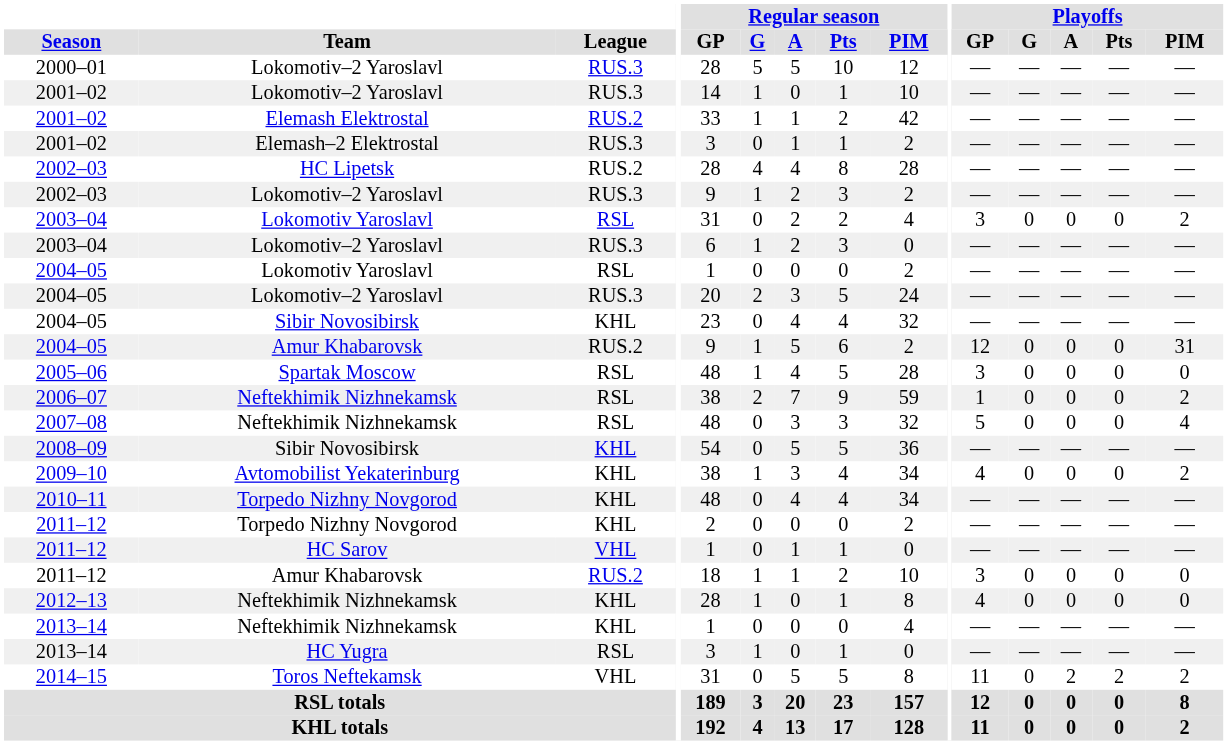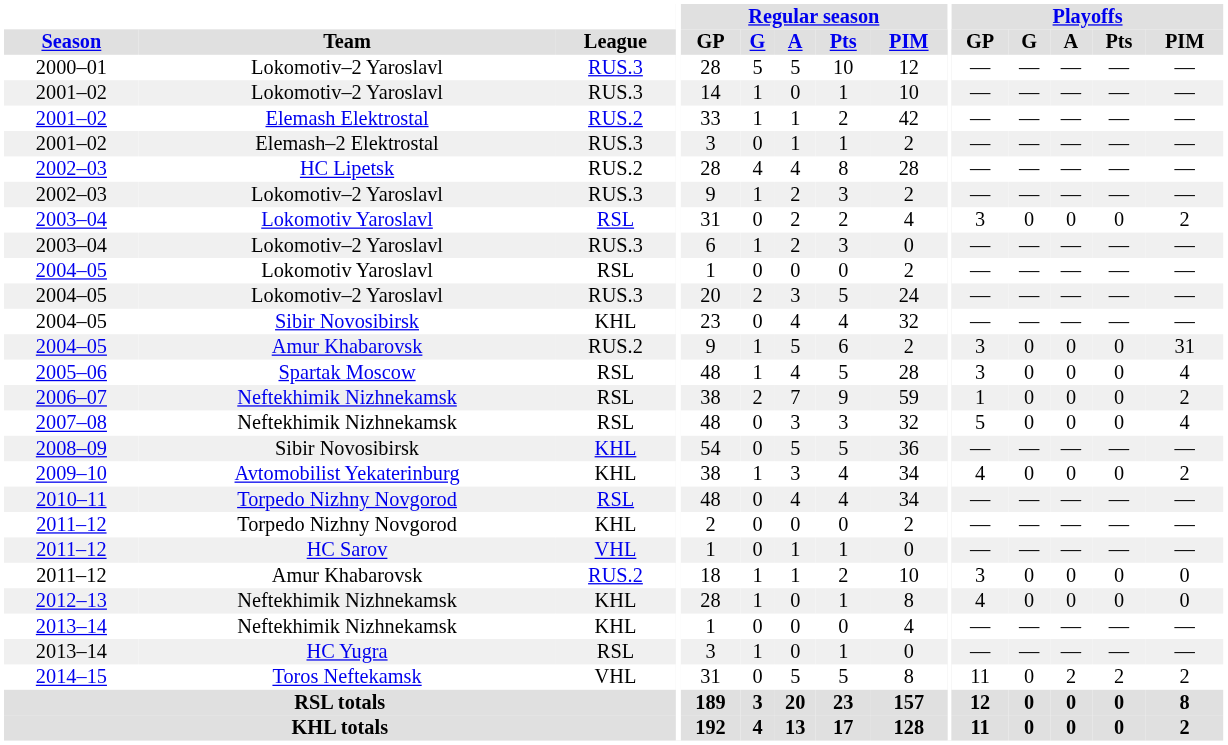(980, 346) 12 -> (980, 346) 3
(1185, 372) 0 -> (1185, 372) 4
(615, 499) KHL -> (615, 499) RSL
